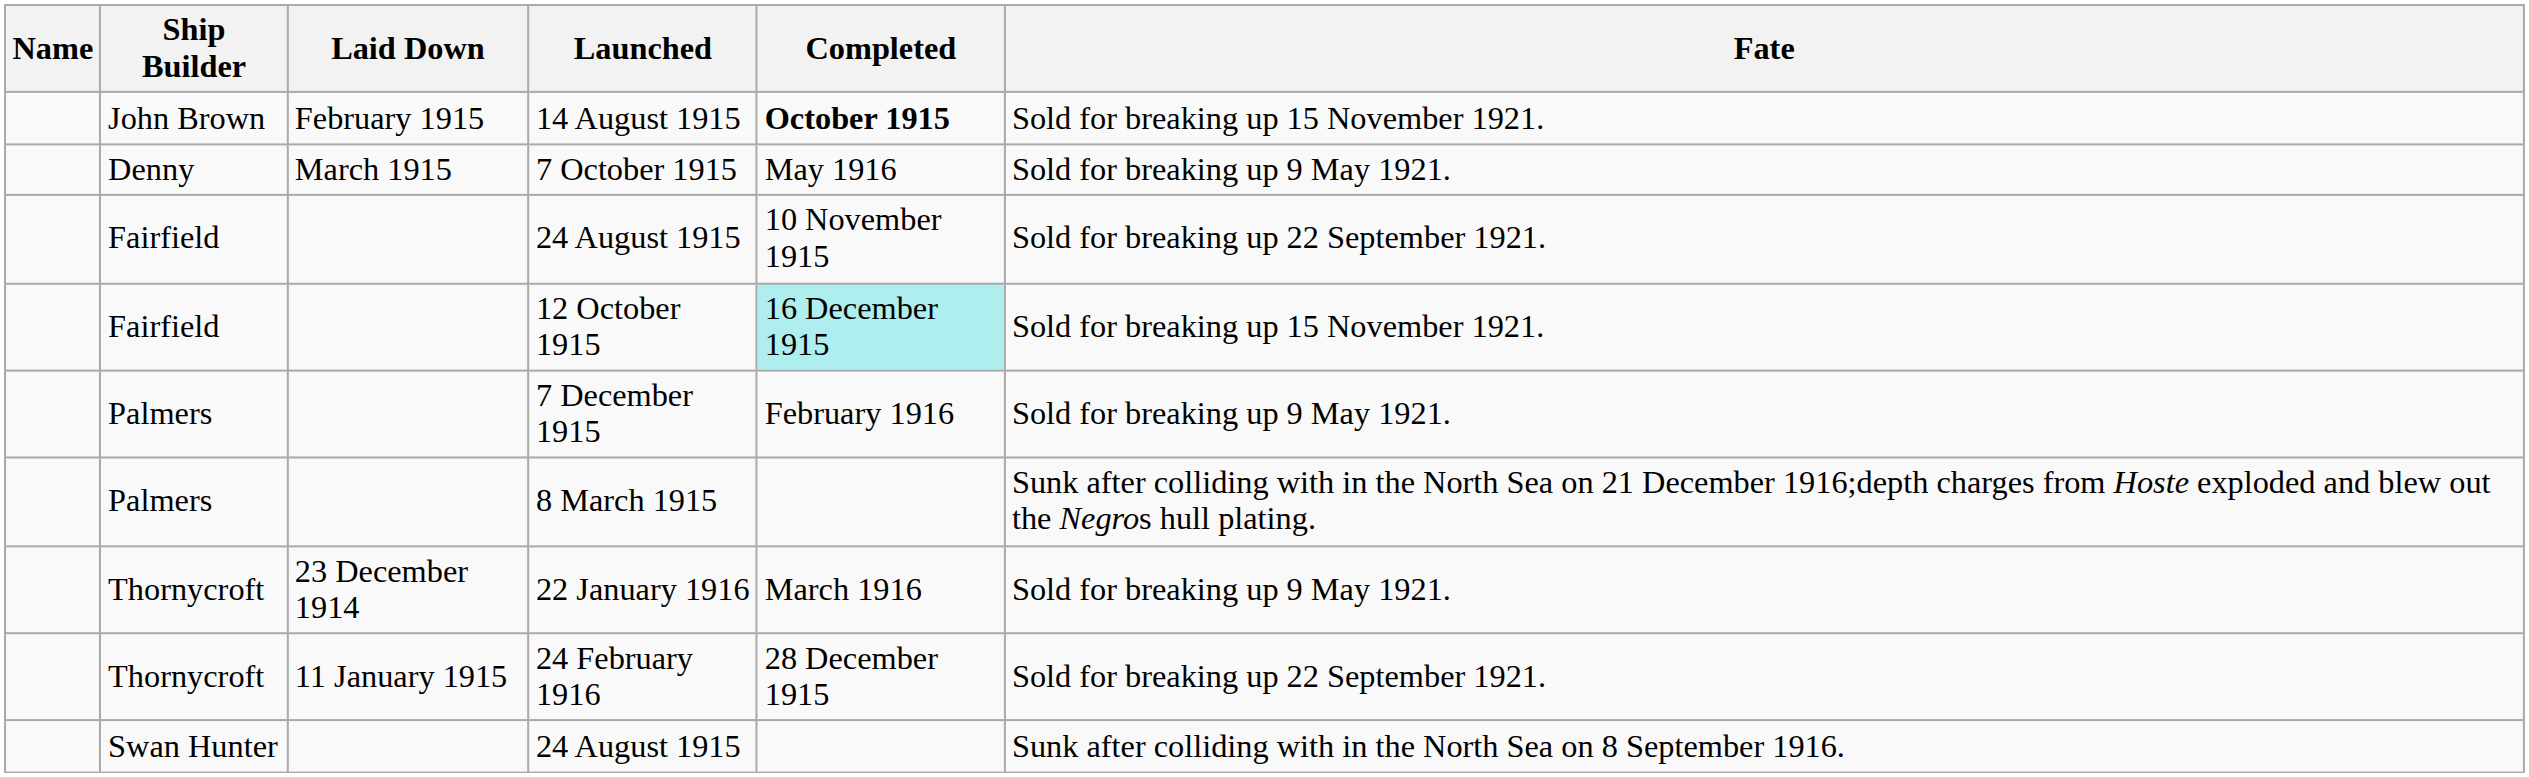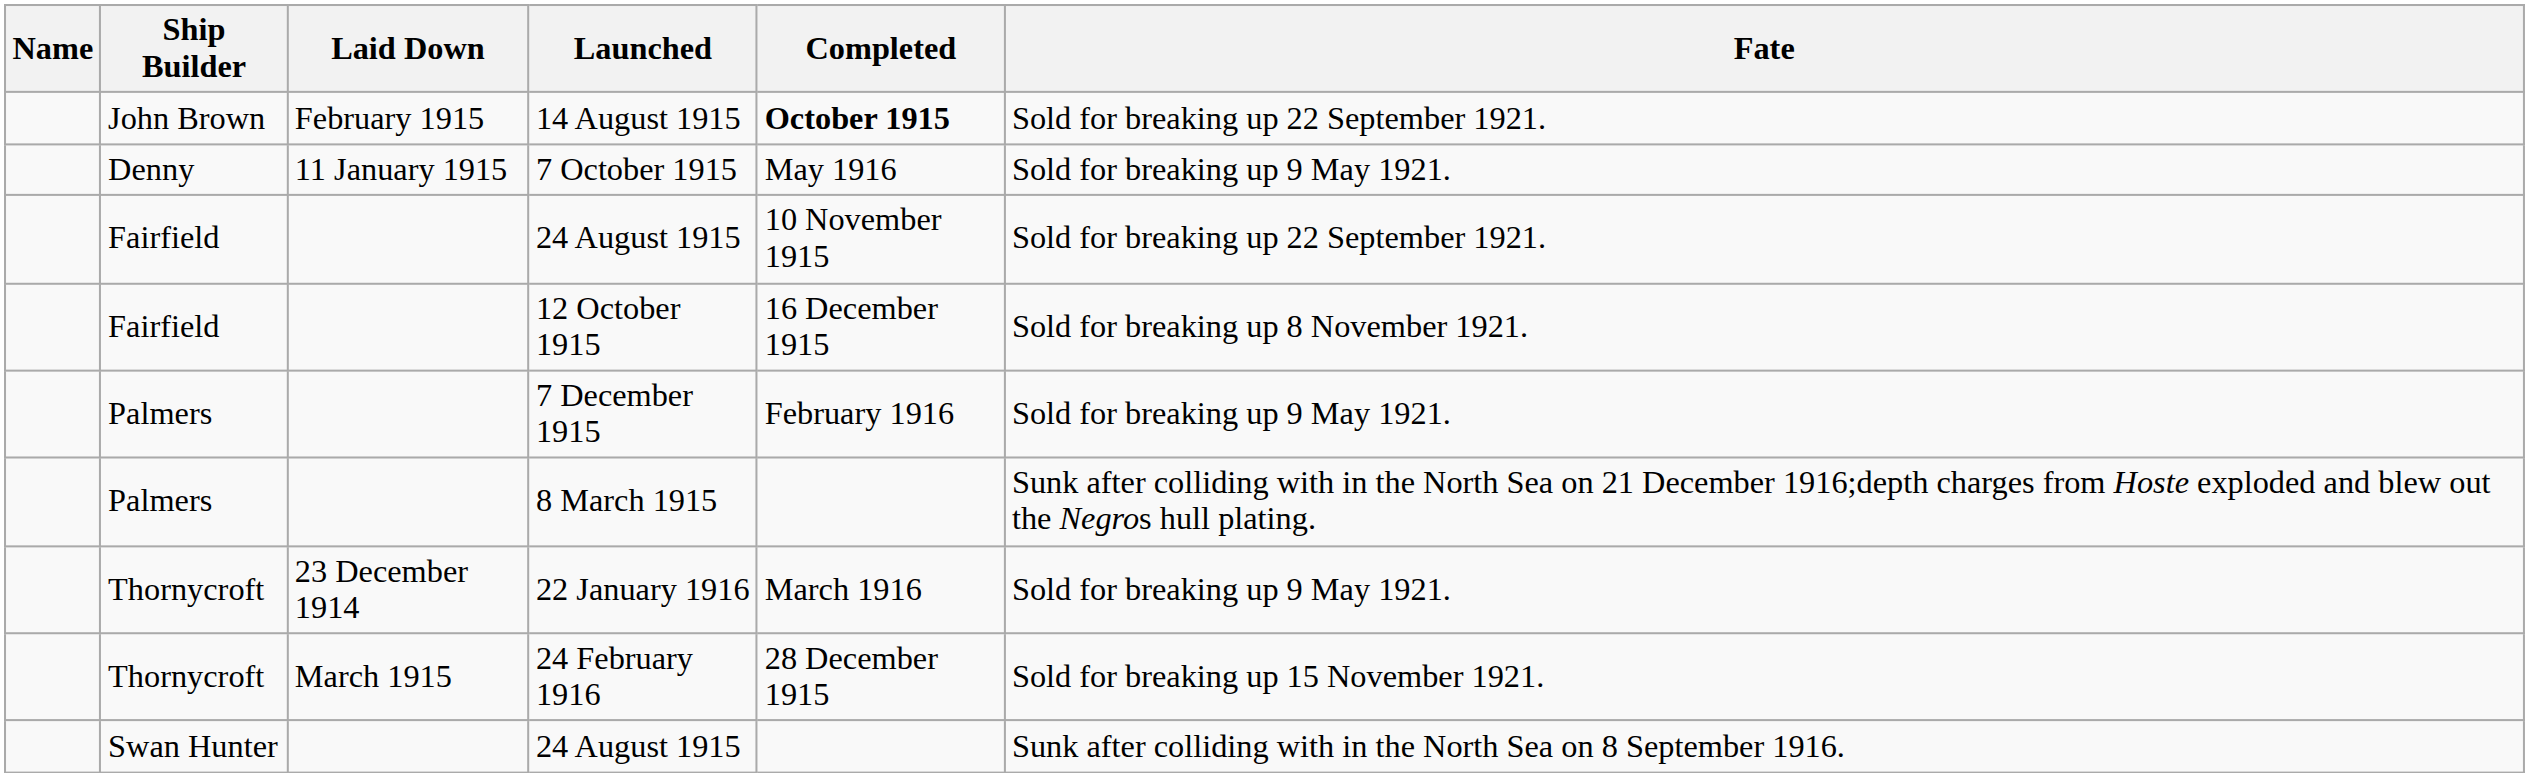(1278, 117) Sold for breaking up 15 November 1921. -> (1279, 117) Sold for breaking up 22 September 1921.
(373, 169) March 1915 -> (401, 169) 11 January 1915
(851, 326) paleturquoise background -> (851, 326) no background
(1278, 326) Sold for breaking up 15 November 1921. -> (1270, 326) Sold for breaking up 8 November 1921.
(401, 676) 11 January 1915 -> (373, 676) March 1915
(1279, 676) Sold for breaking up 22 September 1921. -> (1278, 676) Sold for breaking up 15 November 1921.
